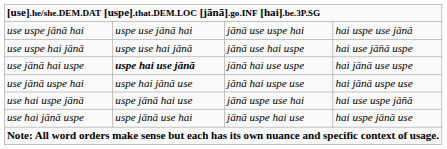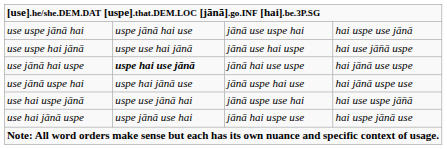(154, 30) uspe use jānā hai -> (154, 30) uspe jānā hai use
(266, 83) jānā hai uspe use -> (266, 83) jānā uspe hai use
(154, 100) uspe jānā hai use -> (154, 100) uspe use jānā hai
(266, 118) jānā uspe hai use -> (266, 118) jānā hai uspe use
